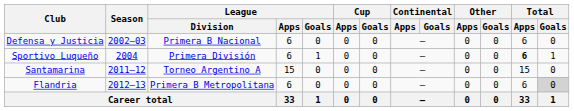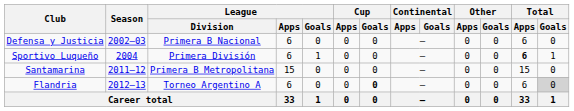(212, 70) Torneo Argentino A -> (212, 70) Primera B Metropolitana
(212, 85) Primera B Metropolitana -> (212, 85) Torneo Argentino A
(375, 85) normal -> (375, 85) bold
